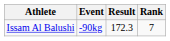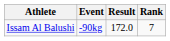(122, 28) 172.3 -> (122, 28) 172.0
